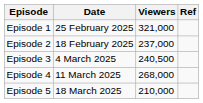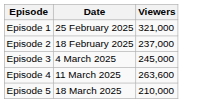- column: (188, 12)
(156, 59) 240,500 -> (156, 59) 245,000
(156, 75) 268,000 -> (156, 75) 263,600
